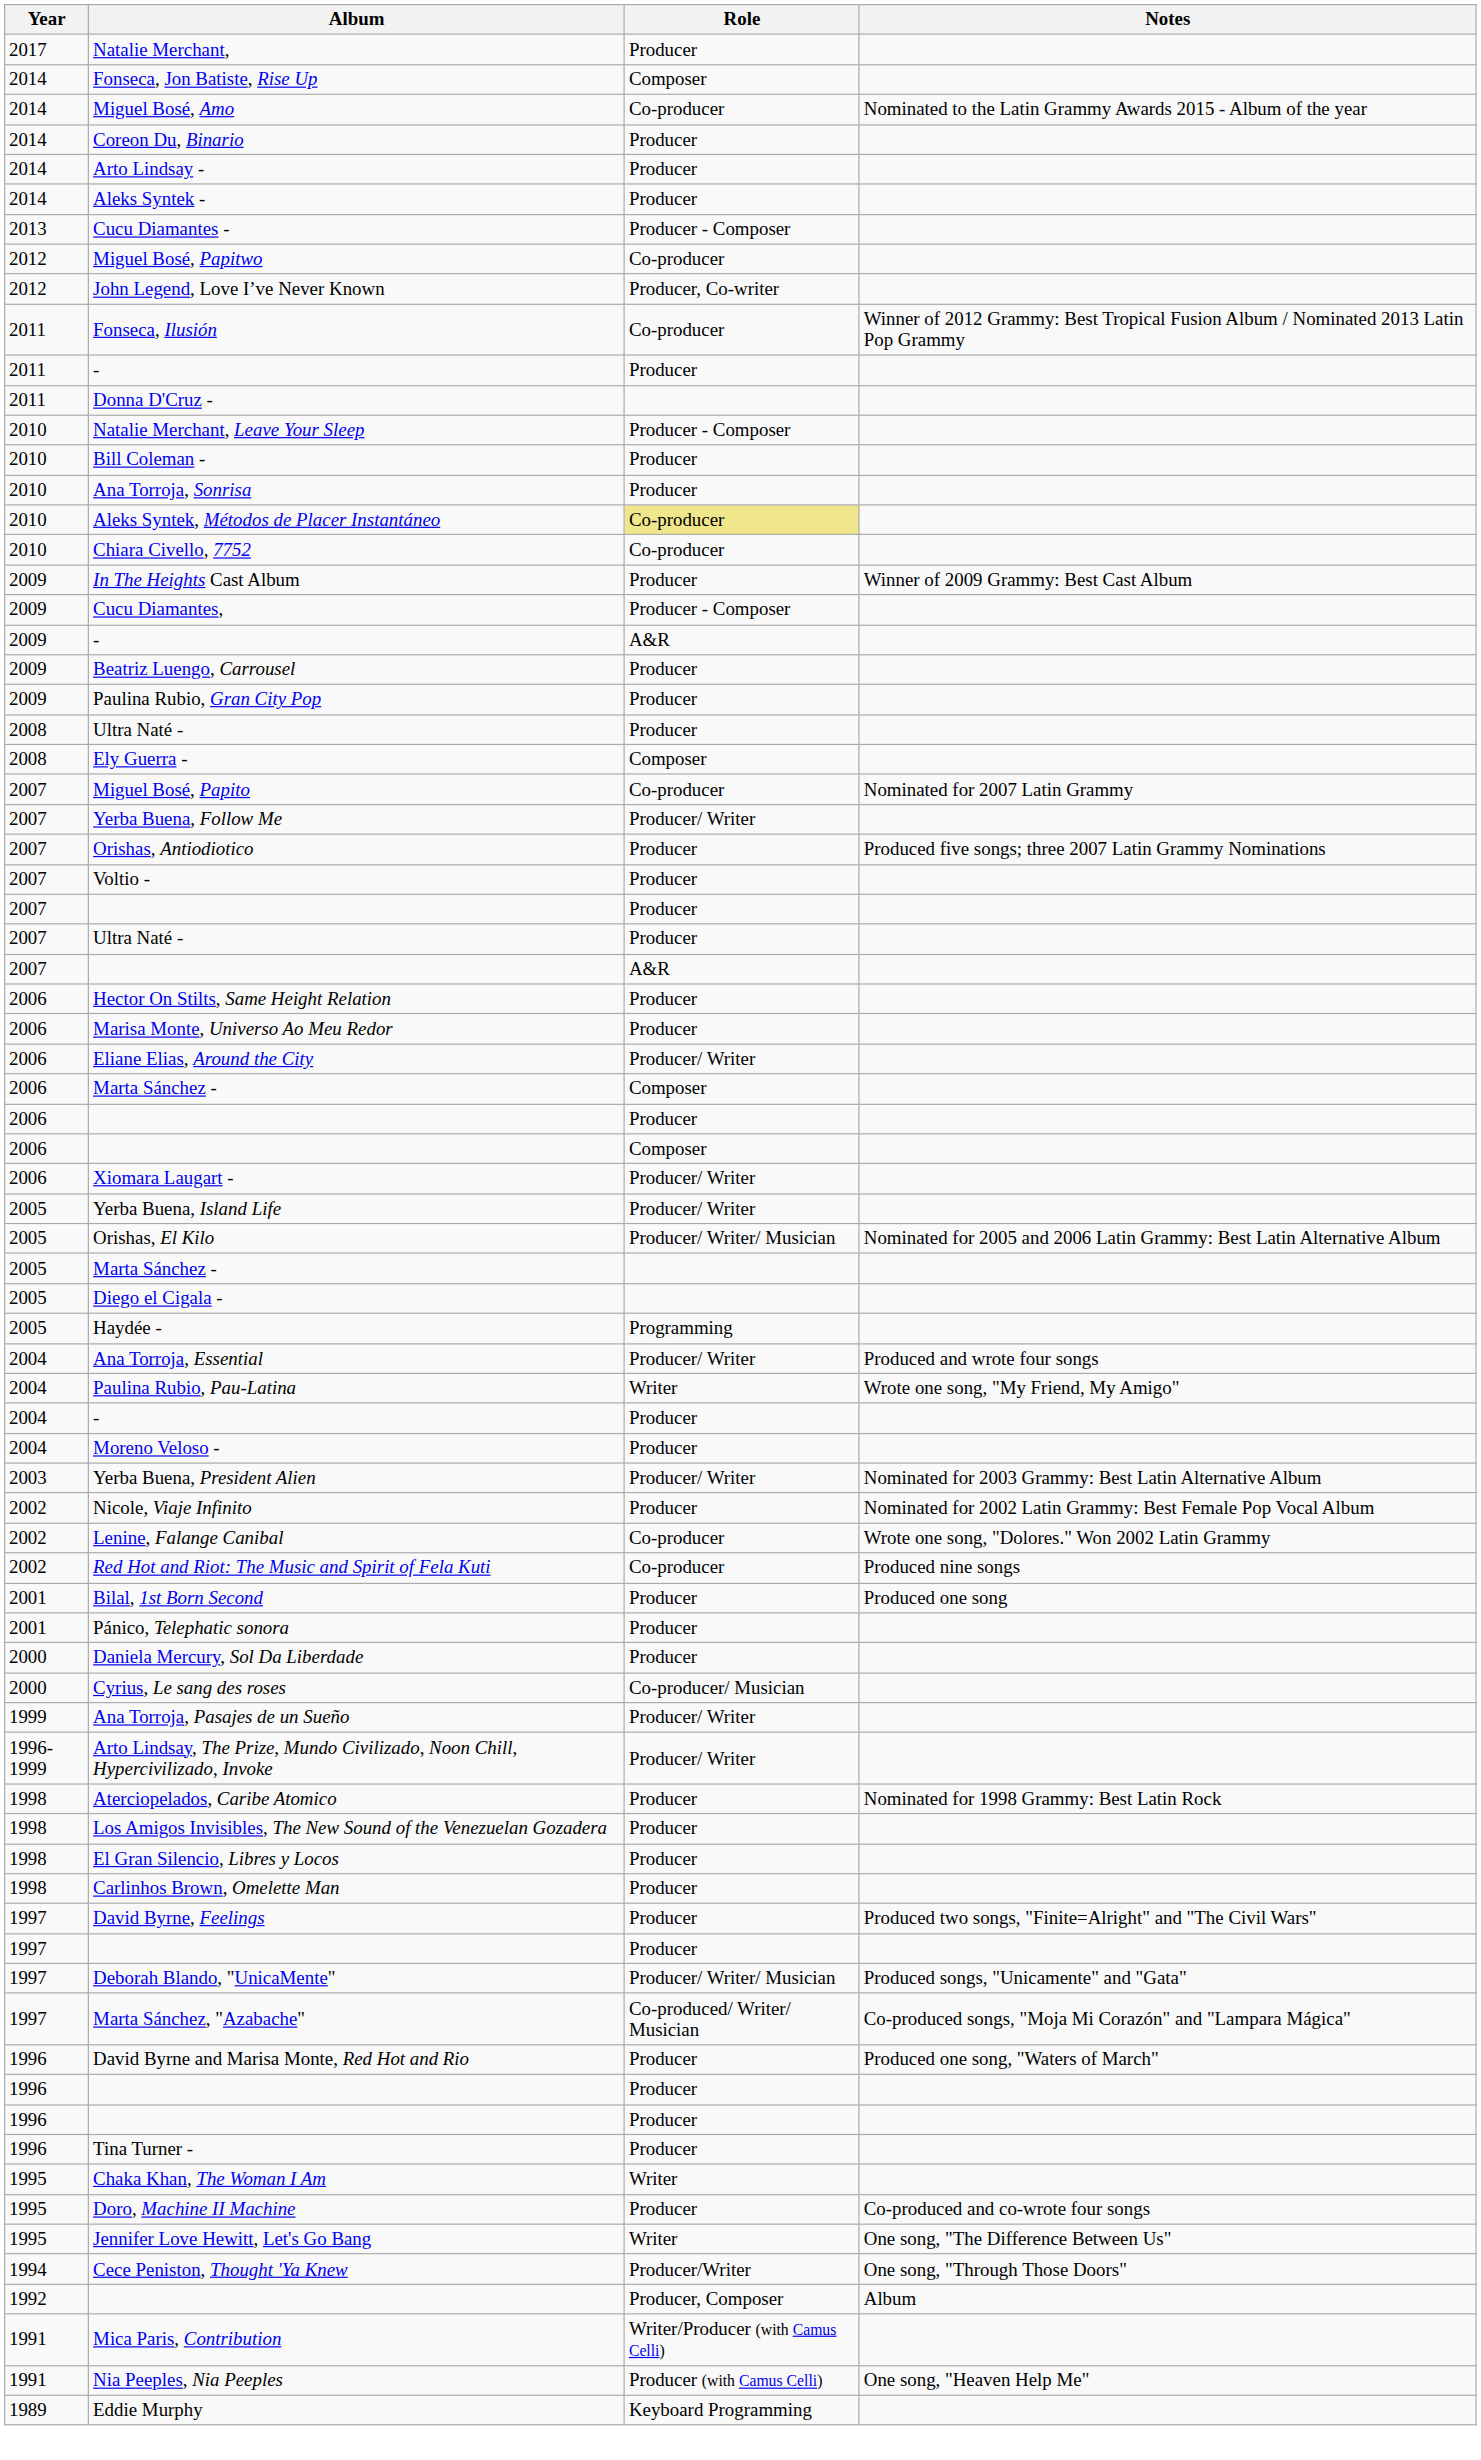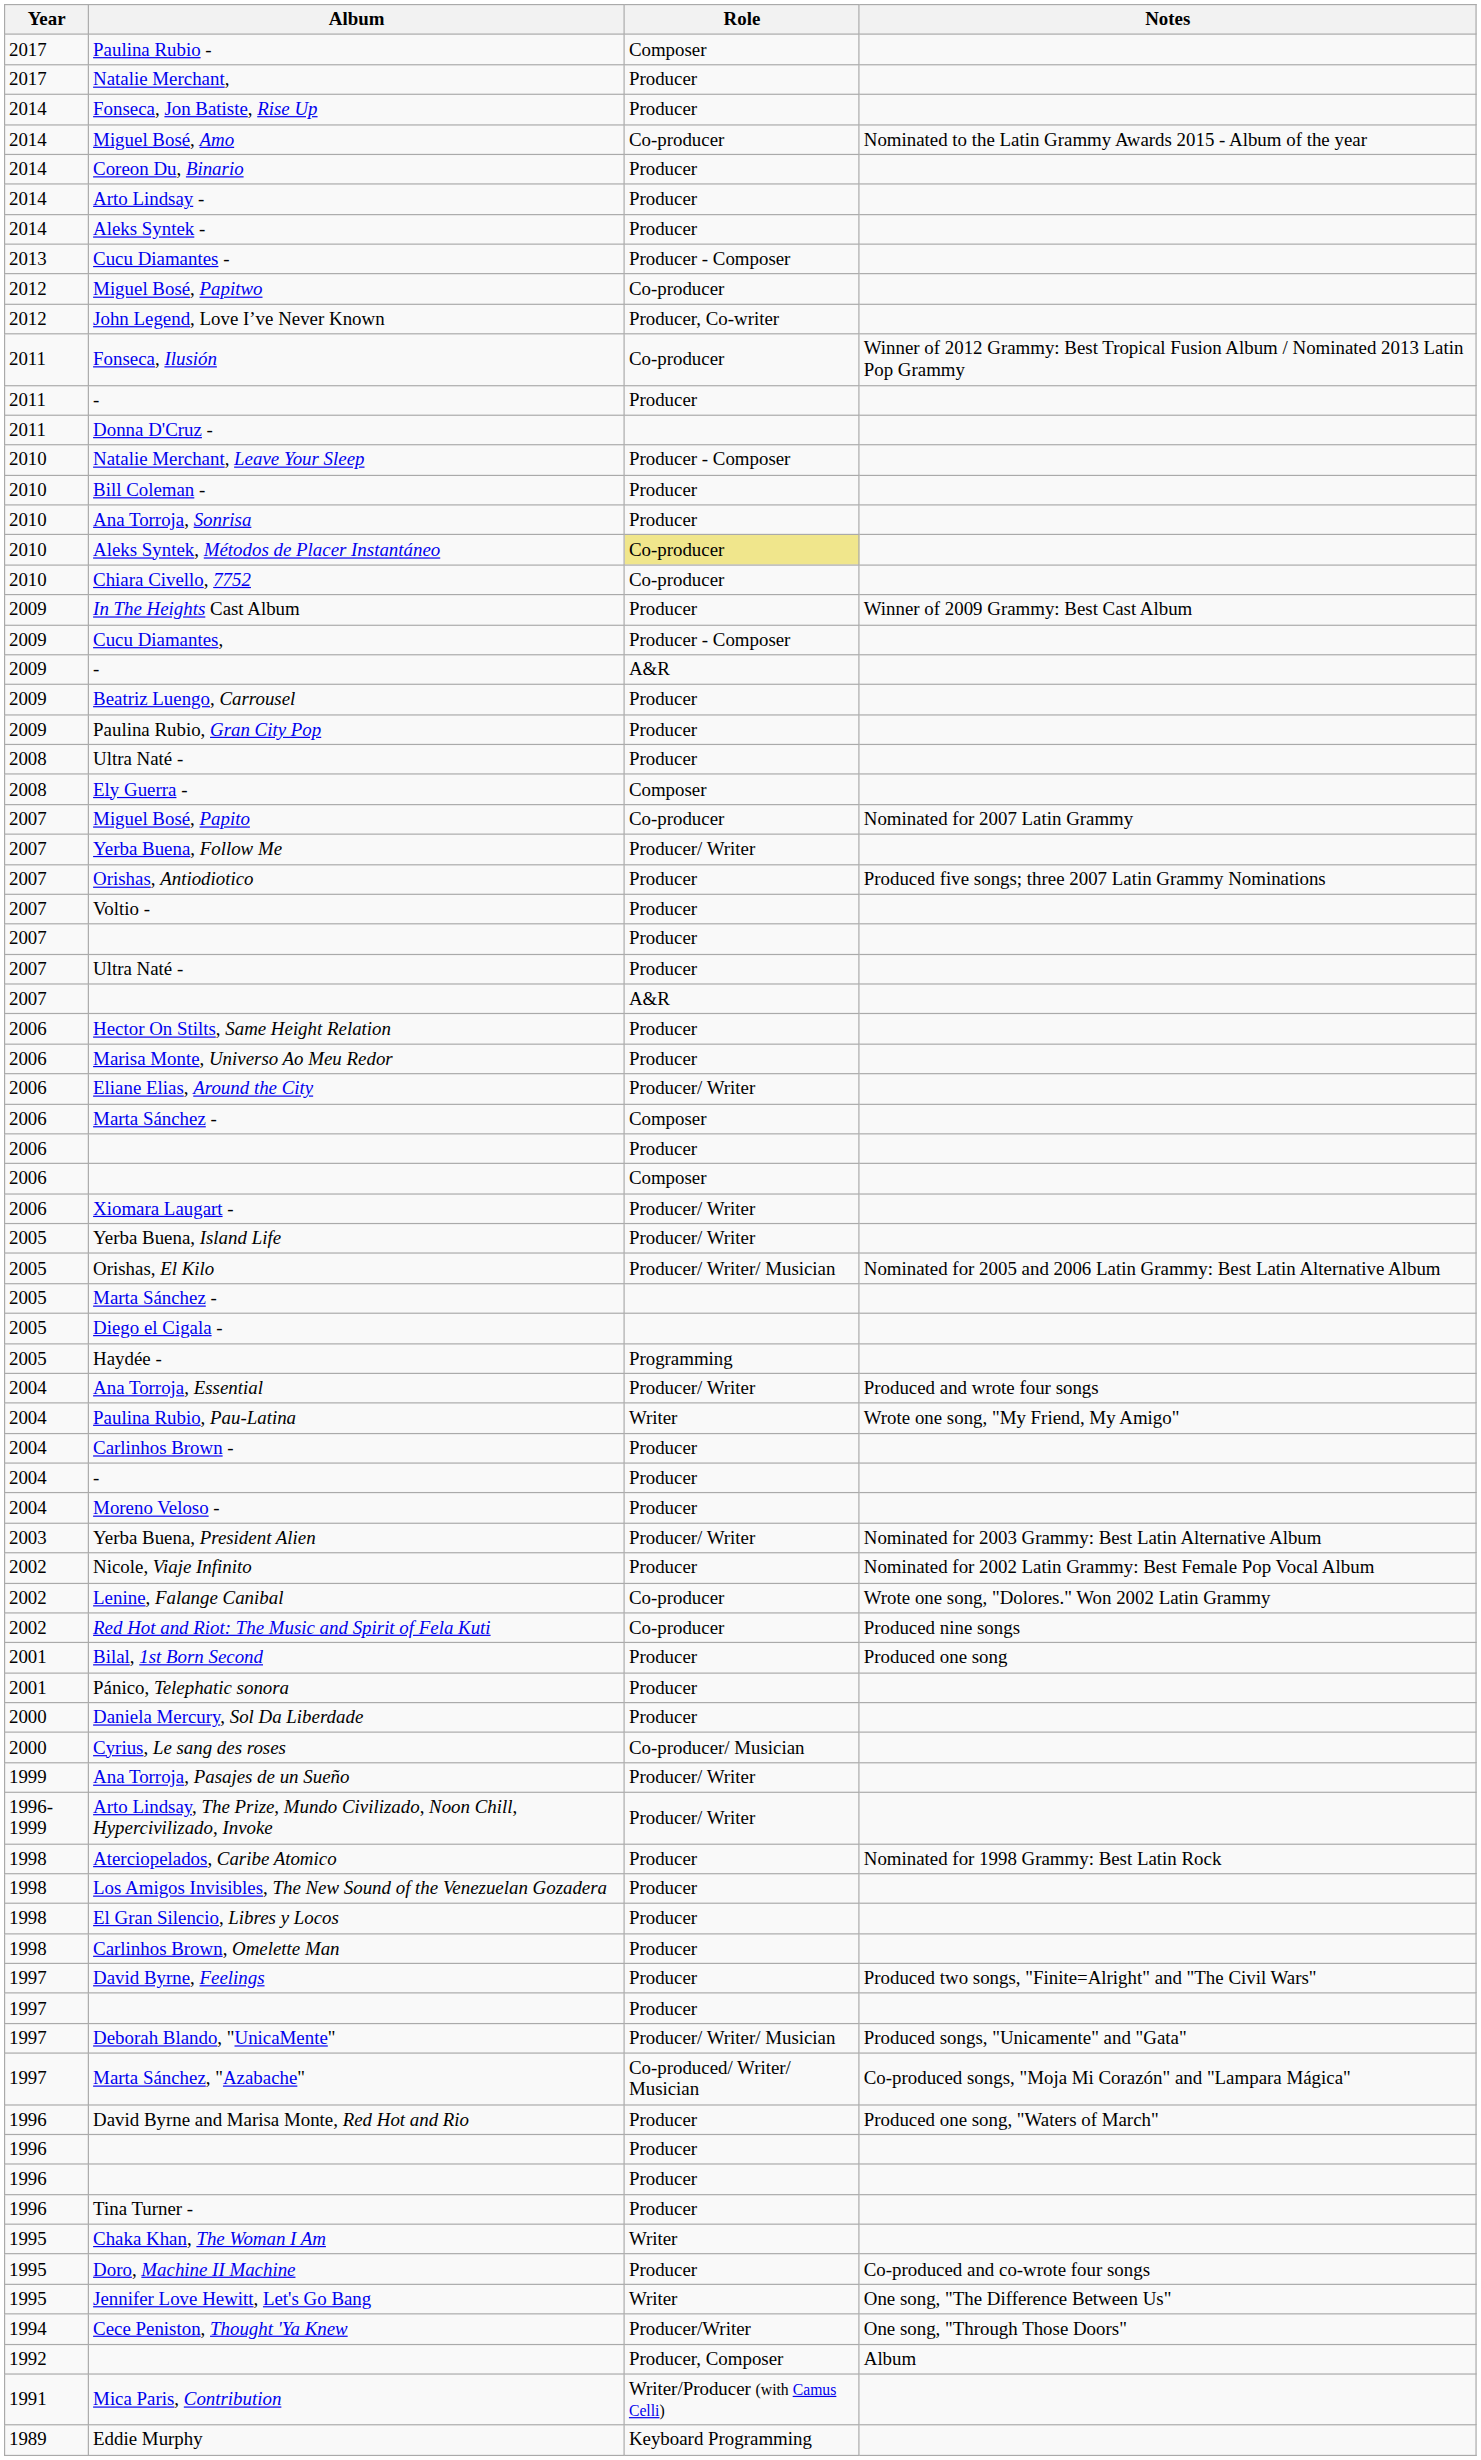+ row: (28, 49)
(668, 79) Composer -> (663, 109) Producer
+ row: (28, 1448)
- row: (28, 2380)
